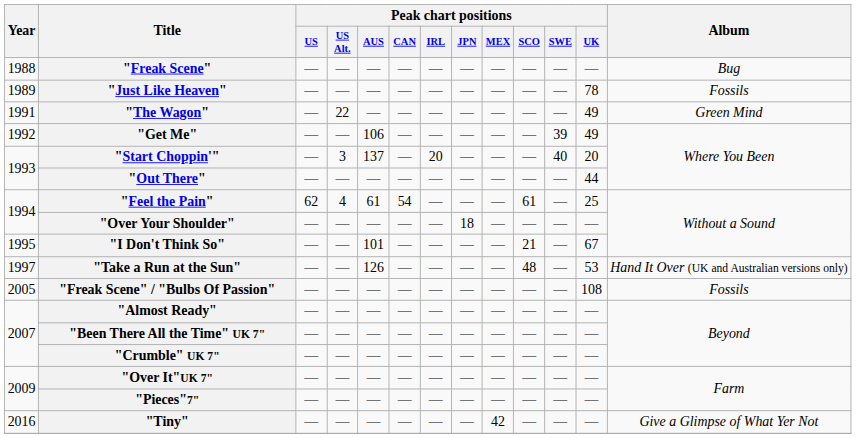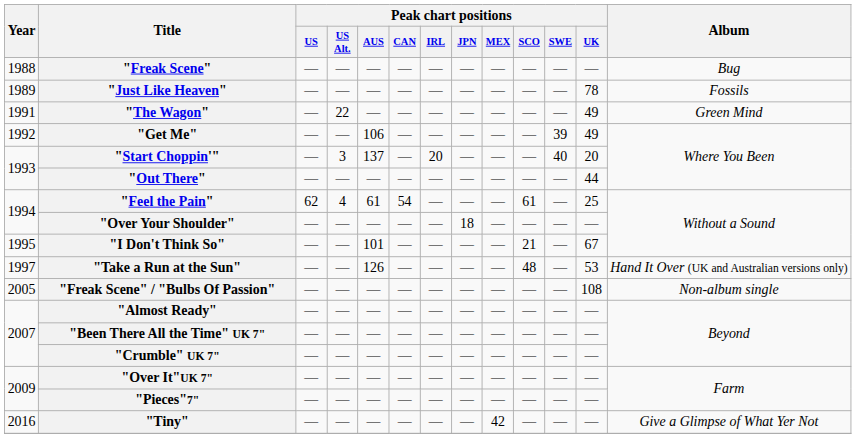(729, 289) Fossils -> (729, 289) Non-album single
